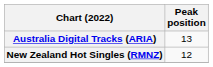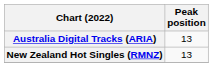(186, 54) 12 -> (186, 54) 13
